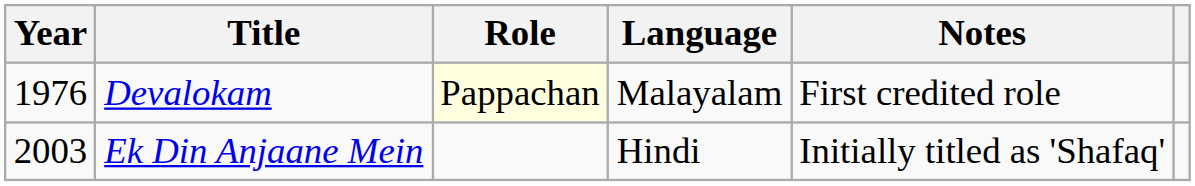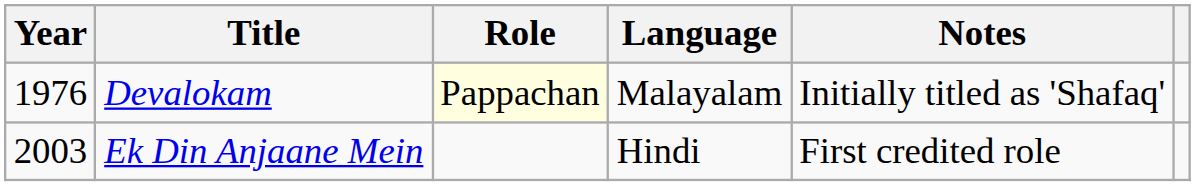(930, 92) First credited role -> (982, 92) Initially titled as 'Shafaq'
(982, 150) Initially titled as 'Shafaq' -> (930, 150) First credited role
